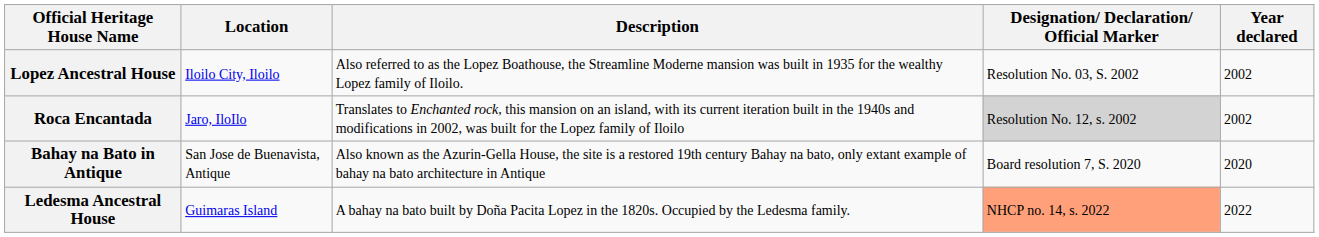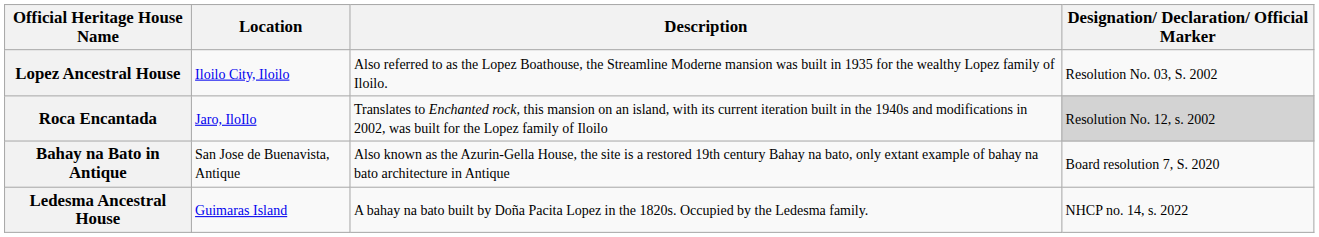- column: (1267, 27)
(1048, 210) lightsalmon background -> (1127, 210) no background
